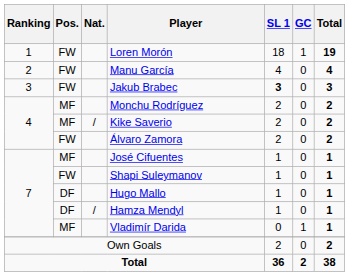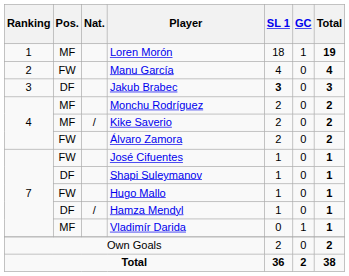(67, 52) FW -> (67, 52) MF
(67, 87) FW -> (67, 87) DF
(67, 157) MF -> (67, 157) FW
(67, 175) FW -> (67, 175) DF
(67, 192) DF -> (67, 192) FW
